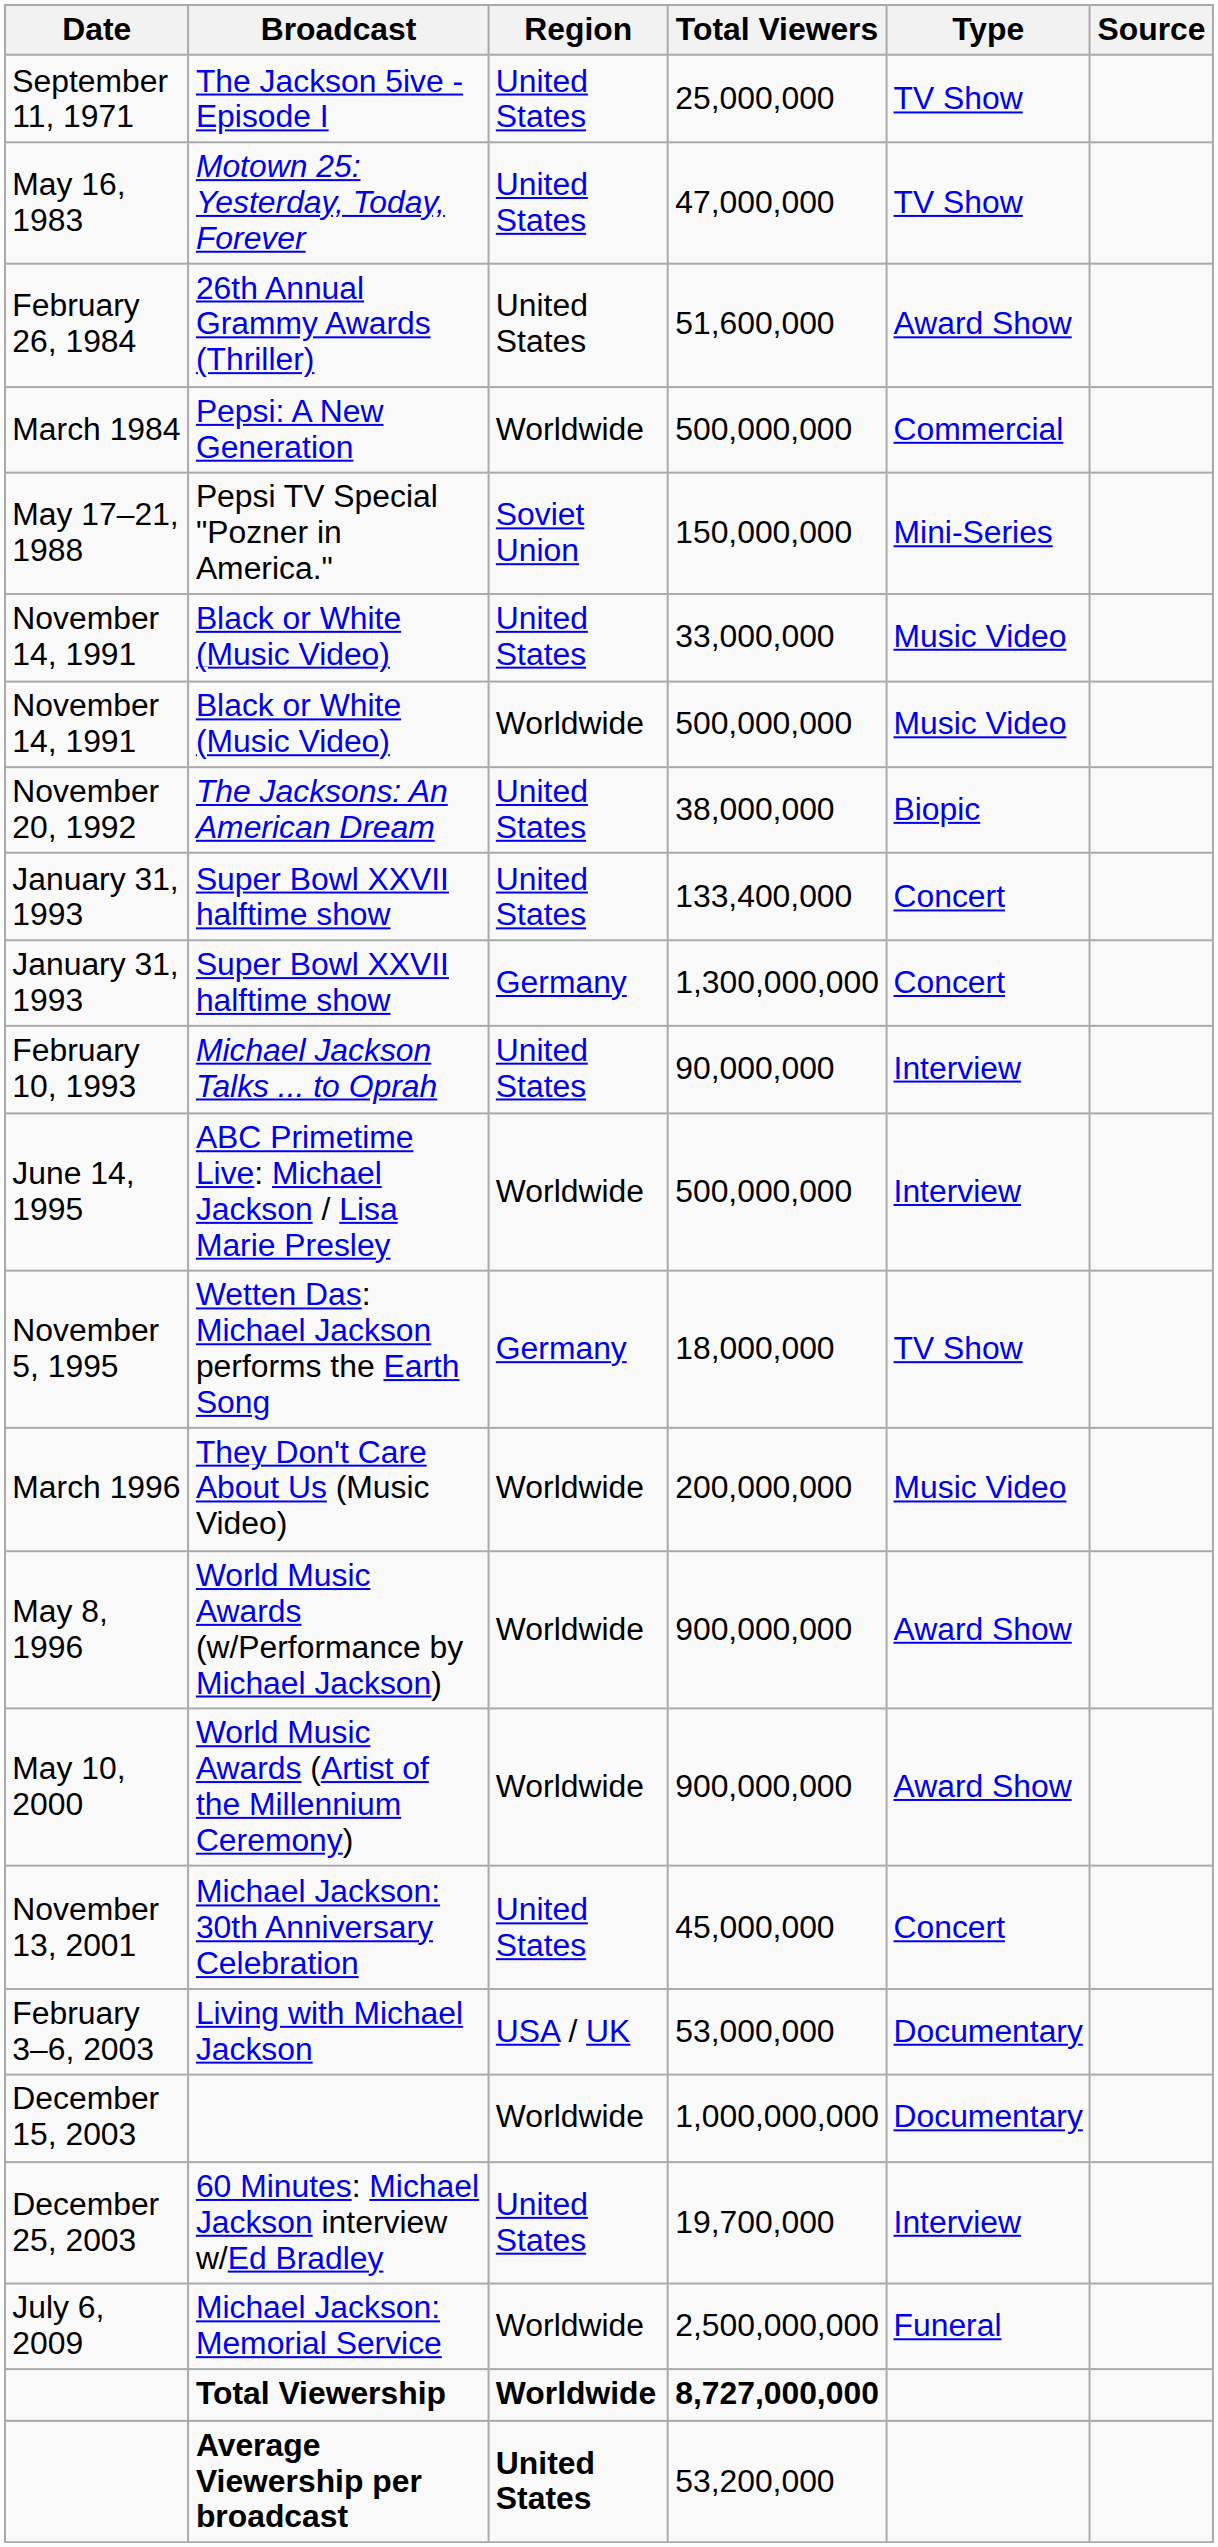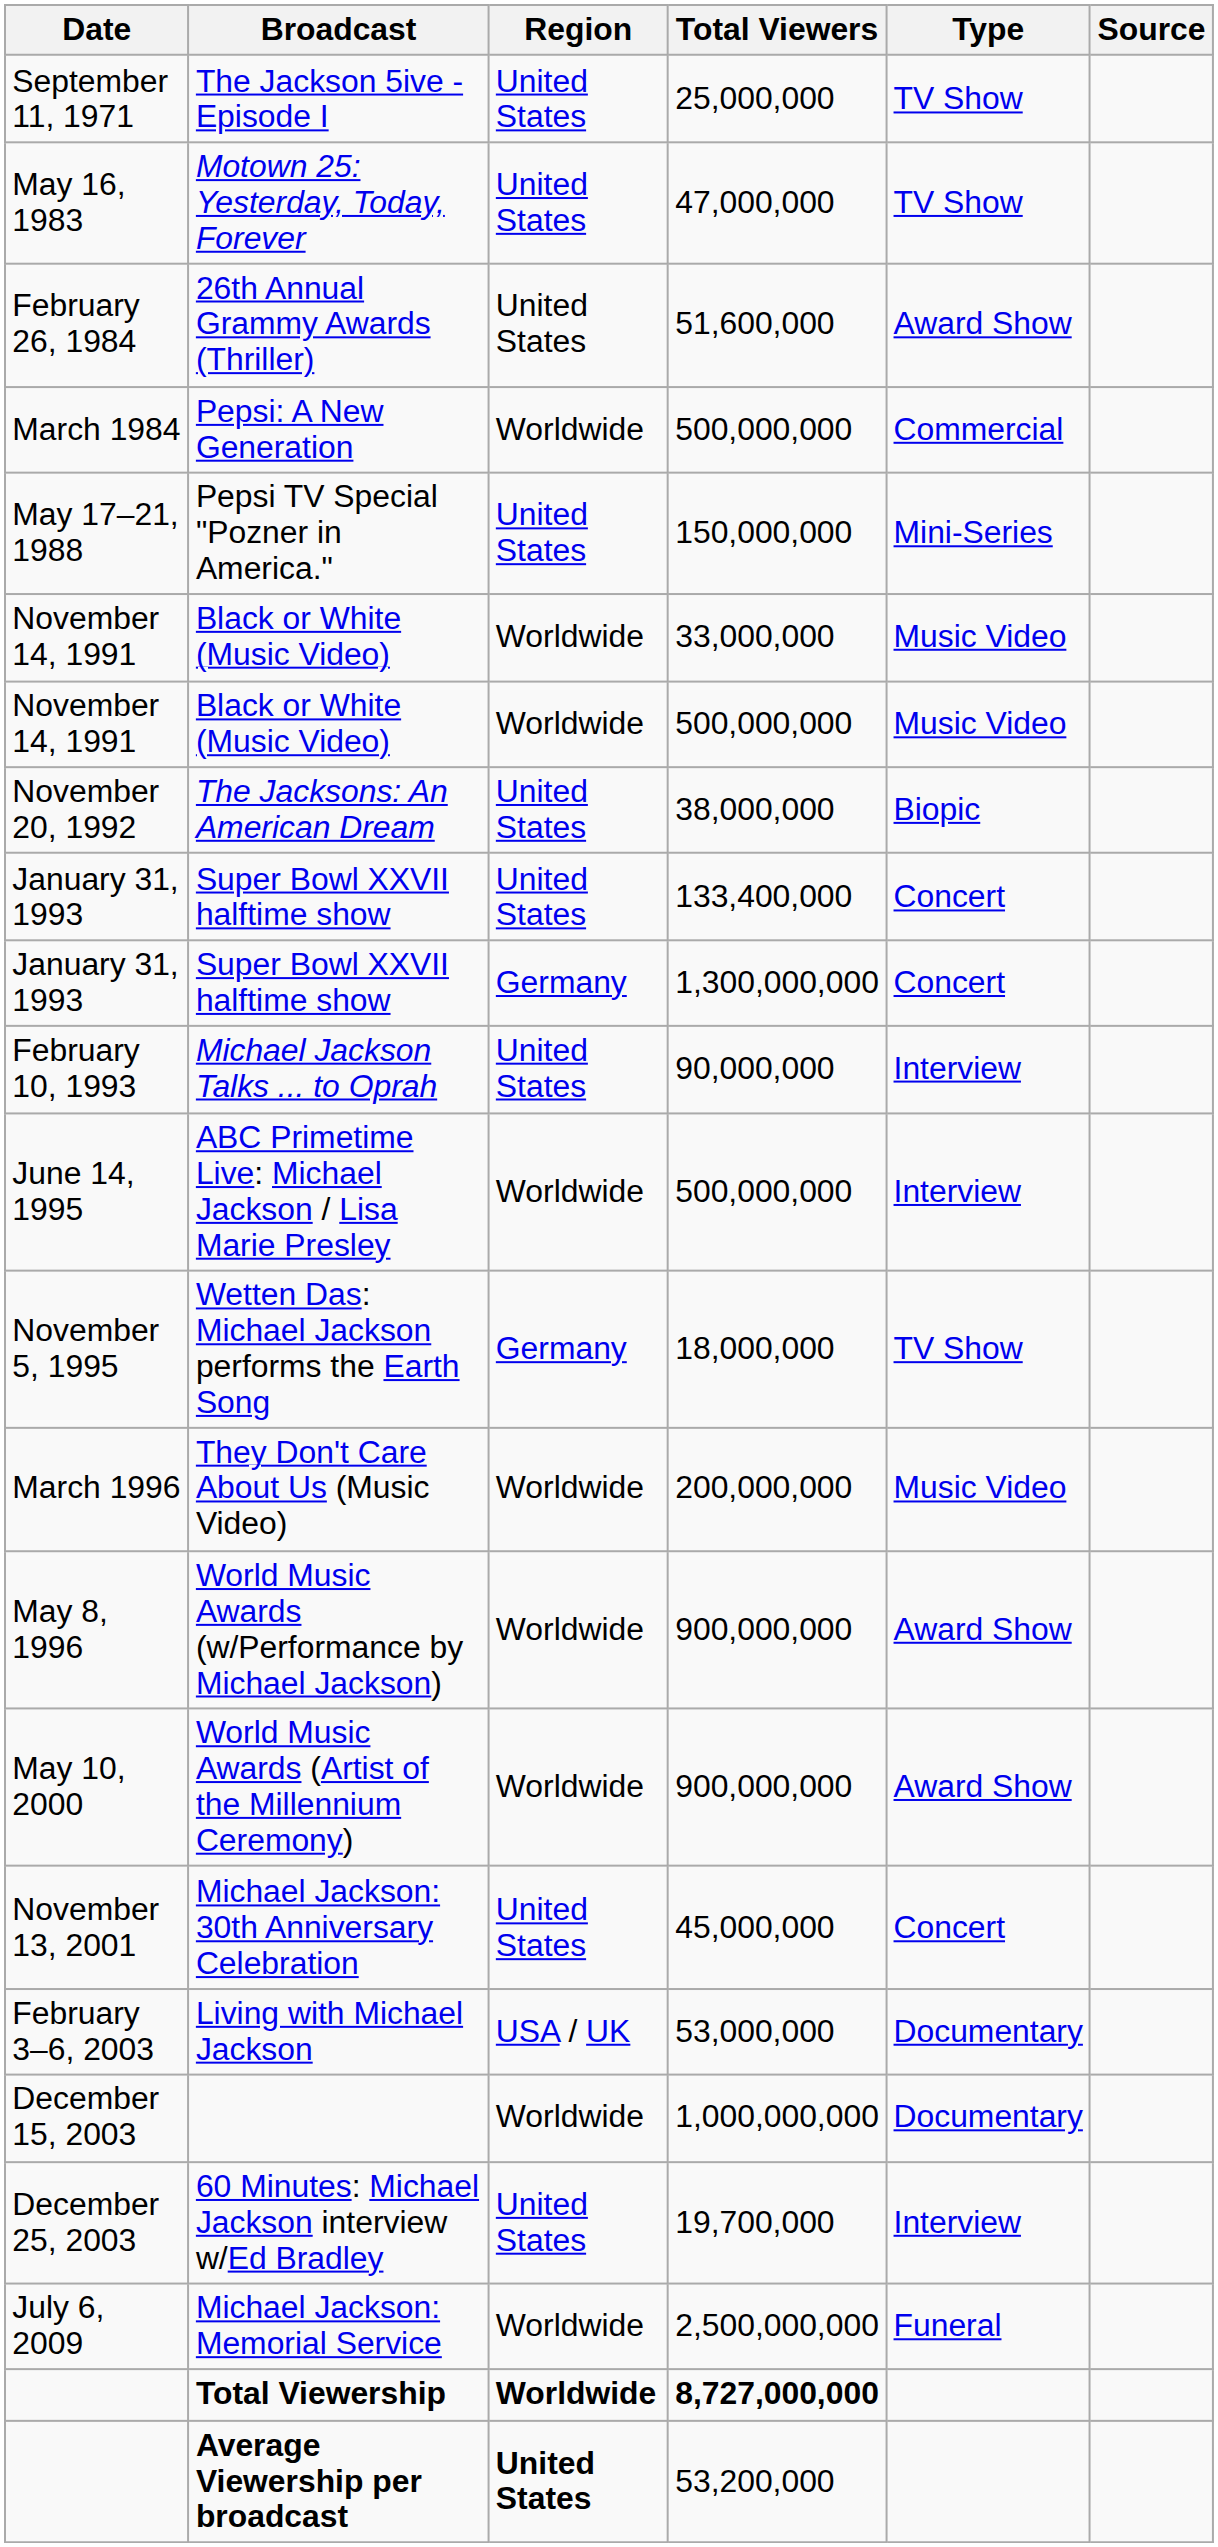(540, 532) Soviet Union -> (542, 532) United States
(542, 637) United States -> (570, 637) Worldwide
